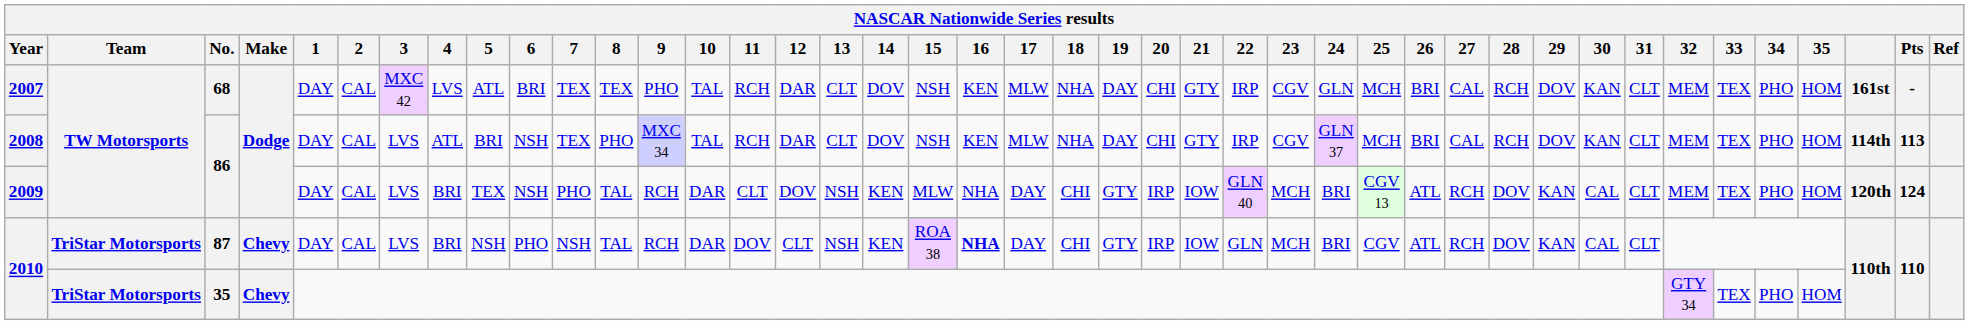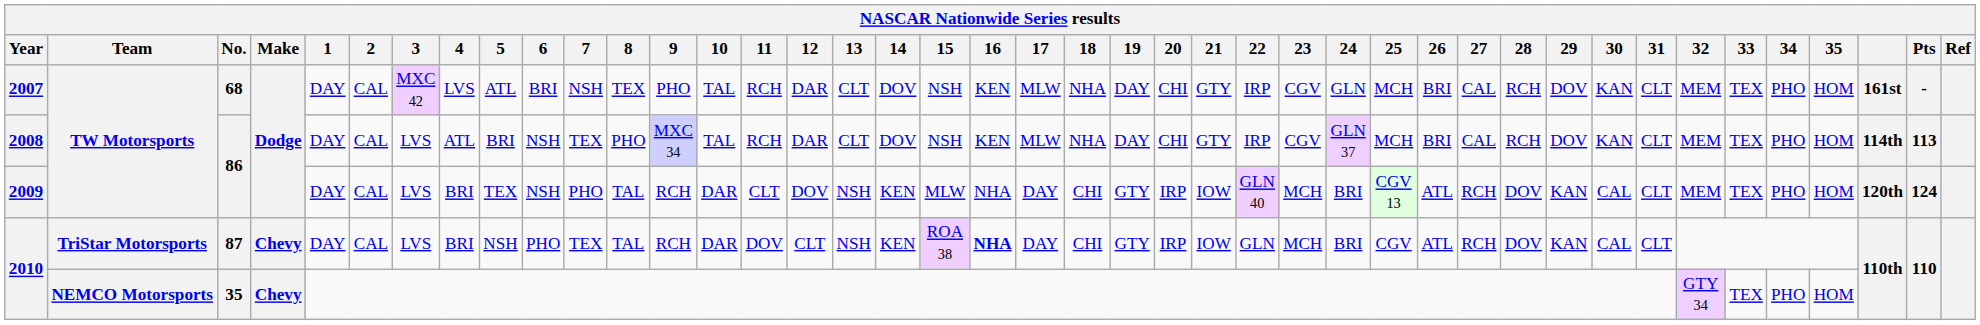(574, 89) TEX -> (586, 89) NSH
(574, 243) NSH -> (586, 243) TEX
(126, 294) TriStar Motorsports -> (132, 294) NEMCO Motorsports
